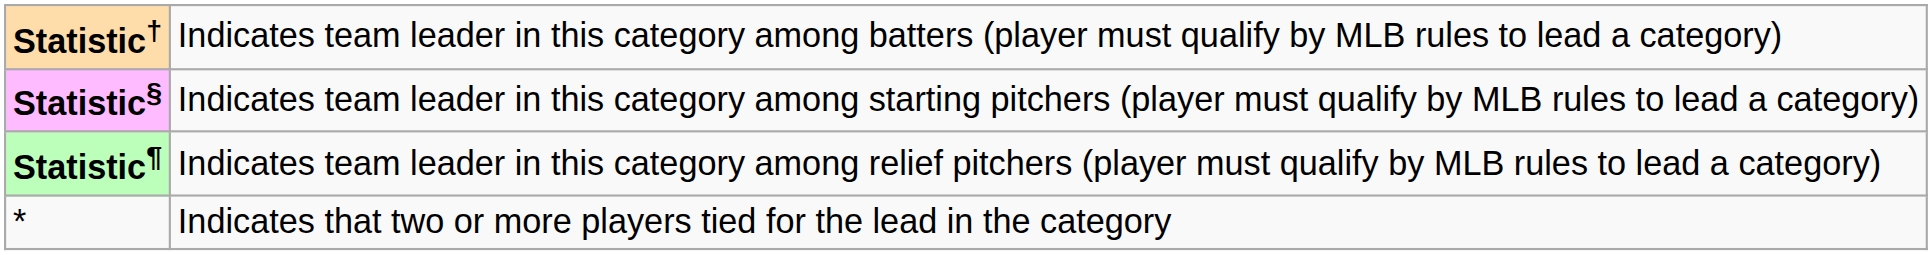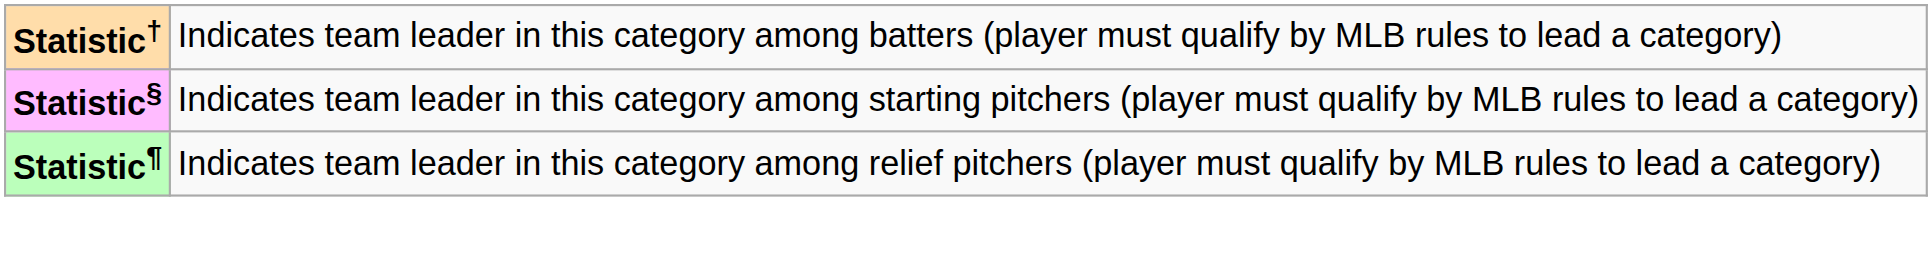- row: (20, 222)
